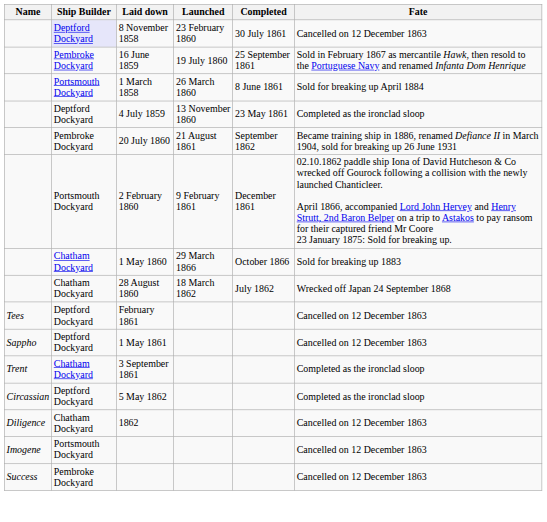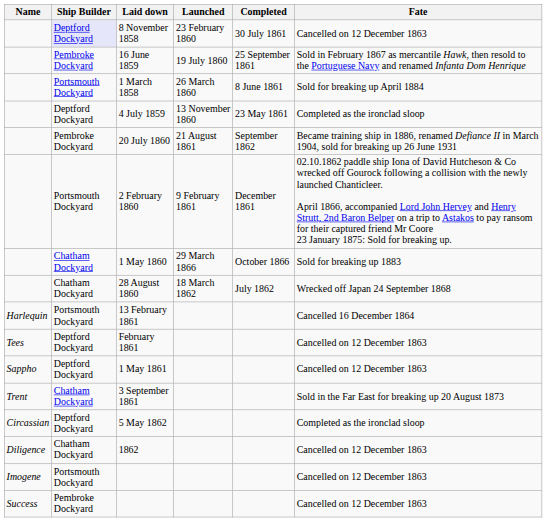+ row: (27, 315)
(361, 369) Completed as the ironclad sloop -> (400, 396) Sold in the Far East for breaking up 20 August 1873
